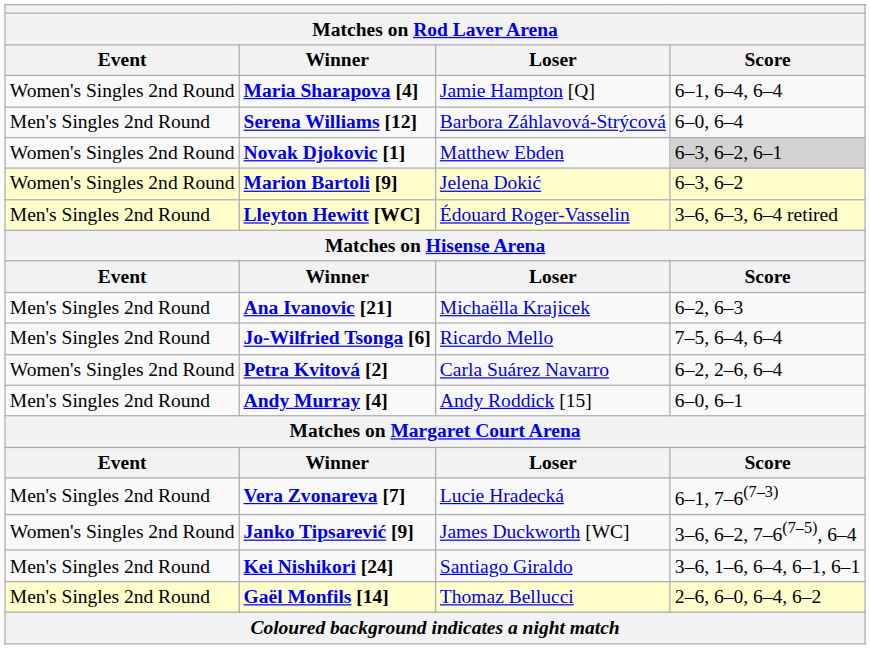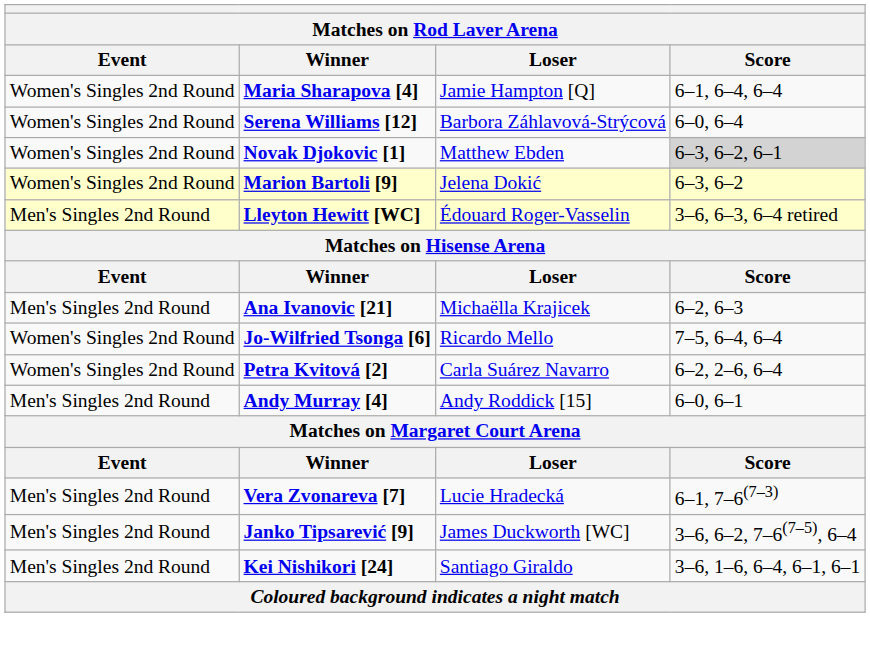(110, 121) Men's Singles 2nd Round -> (122, 121) Women's Singles 2nd Round
(110, 338) Men's Singles 2nd Round -> (122, 338) Women's Singles 2nd Round
(122, 532) Women's Singles 2nd Round -> (110, 532) Men's Singles 2nd Round
- row: (316, 596)
